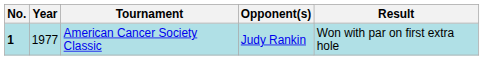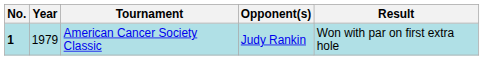(45, 39) 1977 -> (45, 39) 1979
